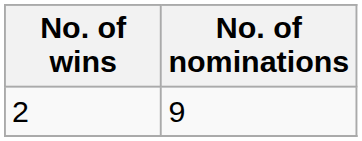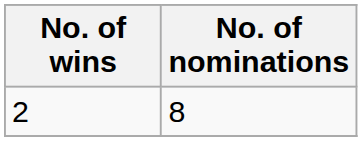(177, 111) 9 -> (177, 111) 8
